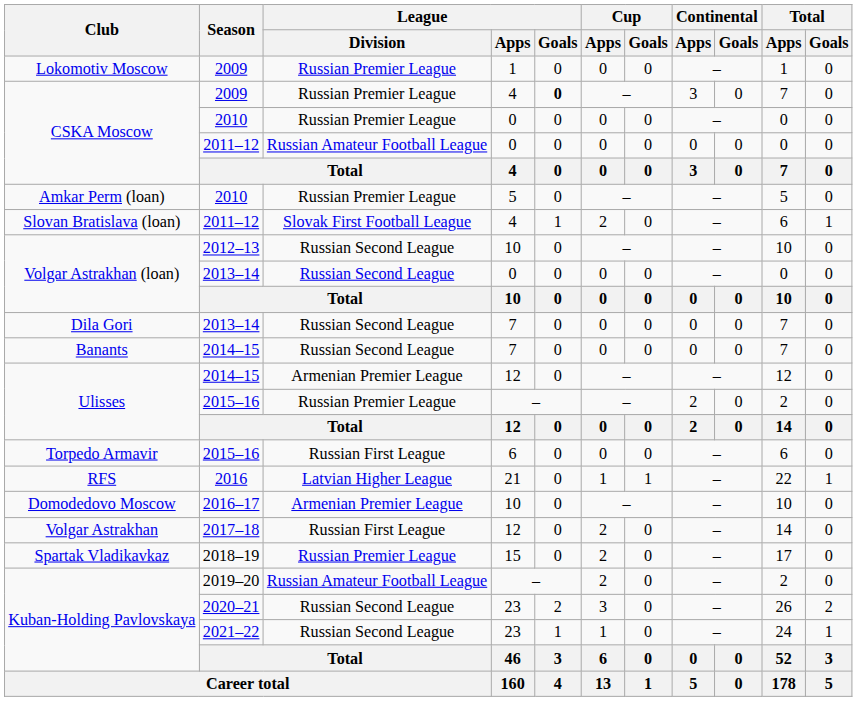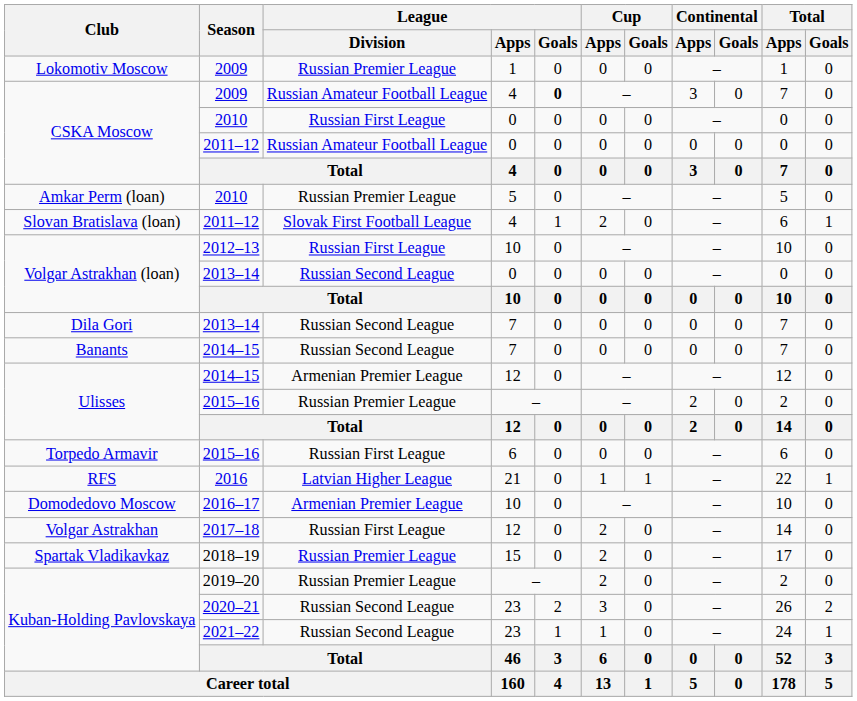(377, 94) Russian Premier League -> (377, 94) Russian Amateur Football League
(377, 119) Russian Premier League -> (377, 119) Russian First League
(377, 247) Russian Second League -> (377, 247) Russian First League
(377, 581) Russian Amateur Football League -> (377, 581) Russian Premier League
